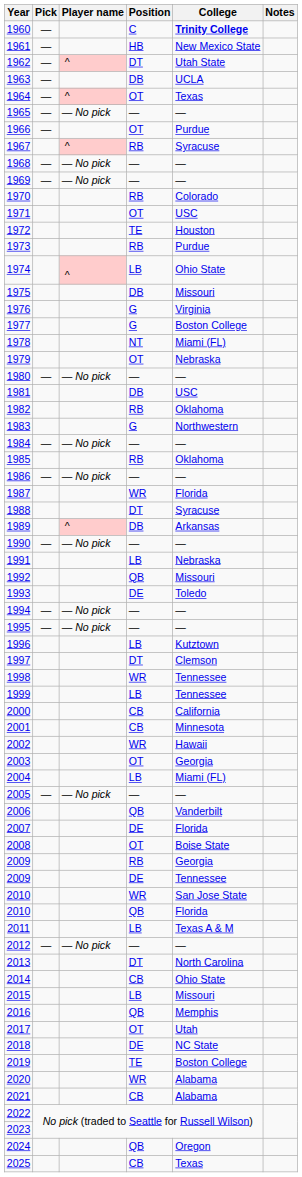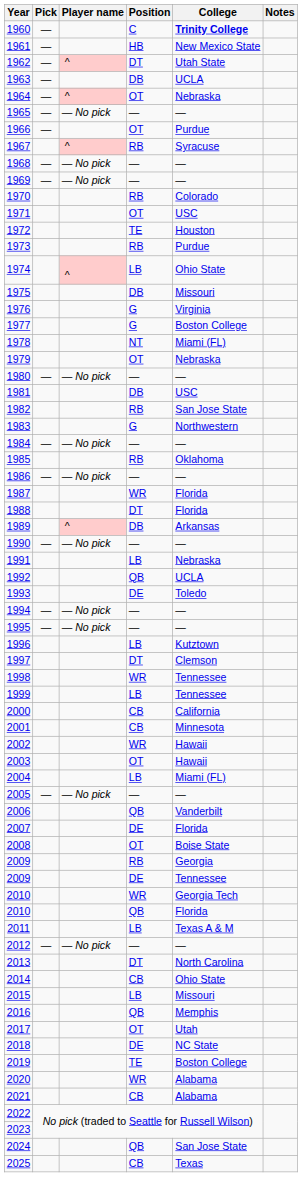(189, 96) Texas -> (198, 96) Nebraska
(199, 409) Oklahoma -> (211, 409) San Jose State
(197, 510) Syracuse -> (191, 510) Florida
(195, 577) Missouri -> (189, 577) UCLA
(194, 761) Georgia -> (191, 761) Hawaii
(211, 895) San Jose State -> (207, 895) Georgia Tech
(193, 1146) Oregon -> (211, 1146) San Jose State
